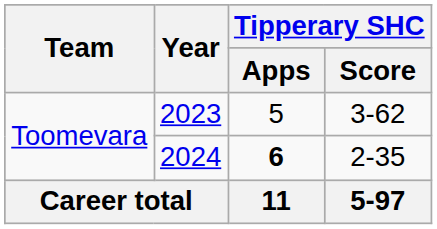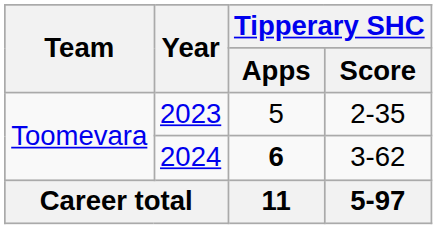(378, 113) 3-62 -> (378, 113) 2-35
(378, 157) 2-35 -> (378, 157) 3-62
